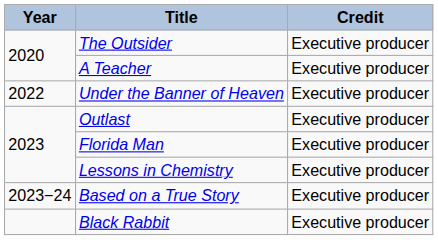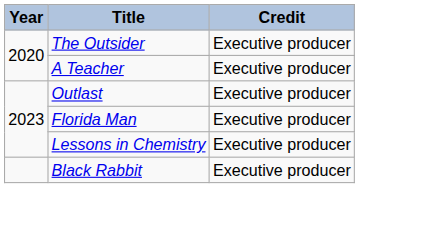- row: (181, 94)
- row: (159, 196)
